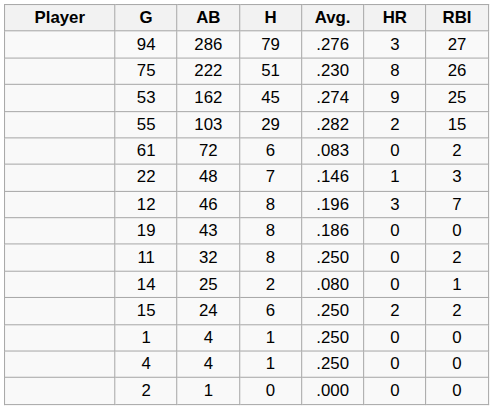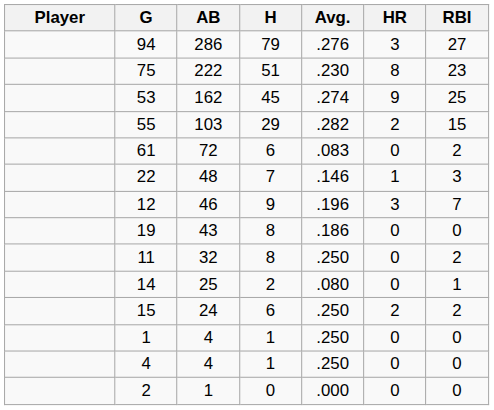(457, 71) 26 -> (457, 71) 23
(270, 204) 8 -> (270, 204) 9
